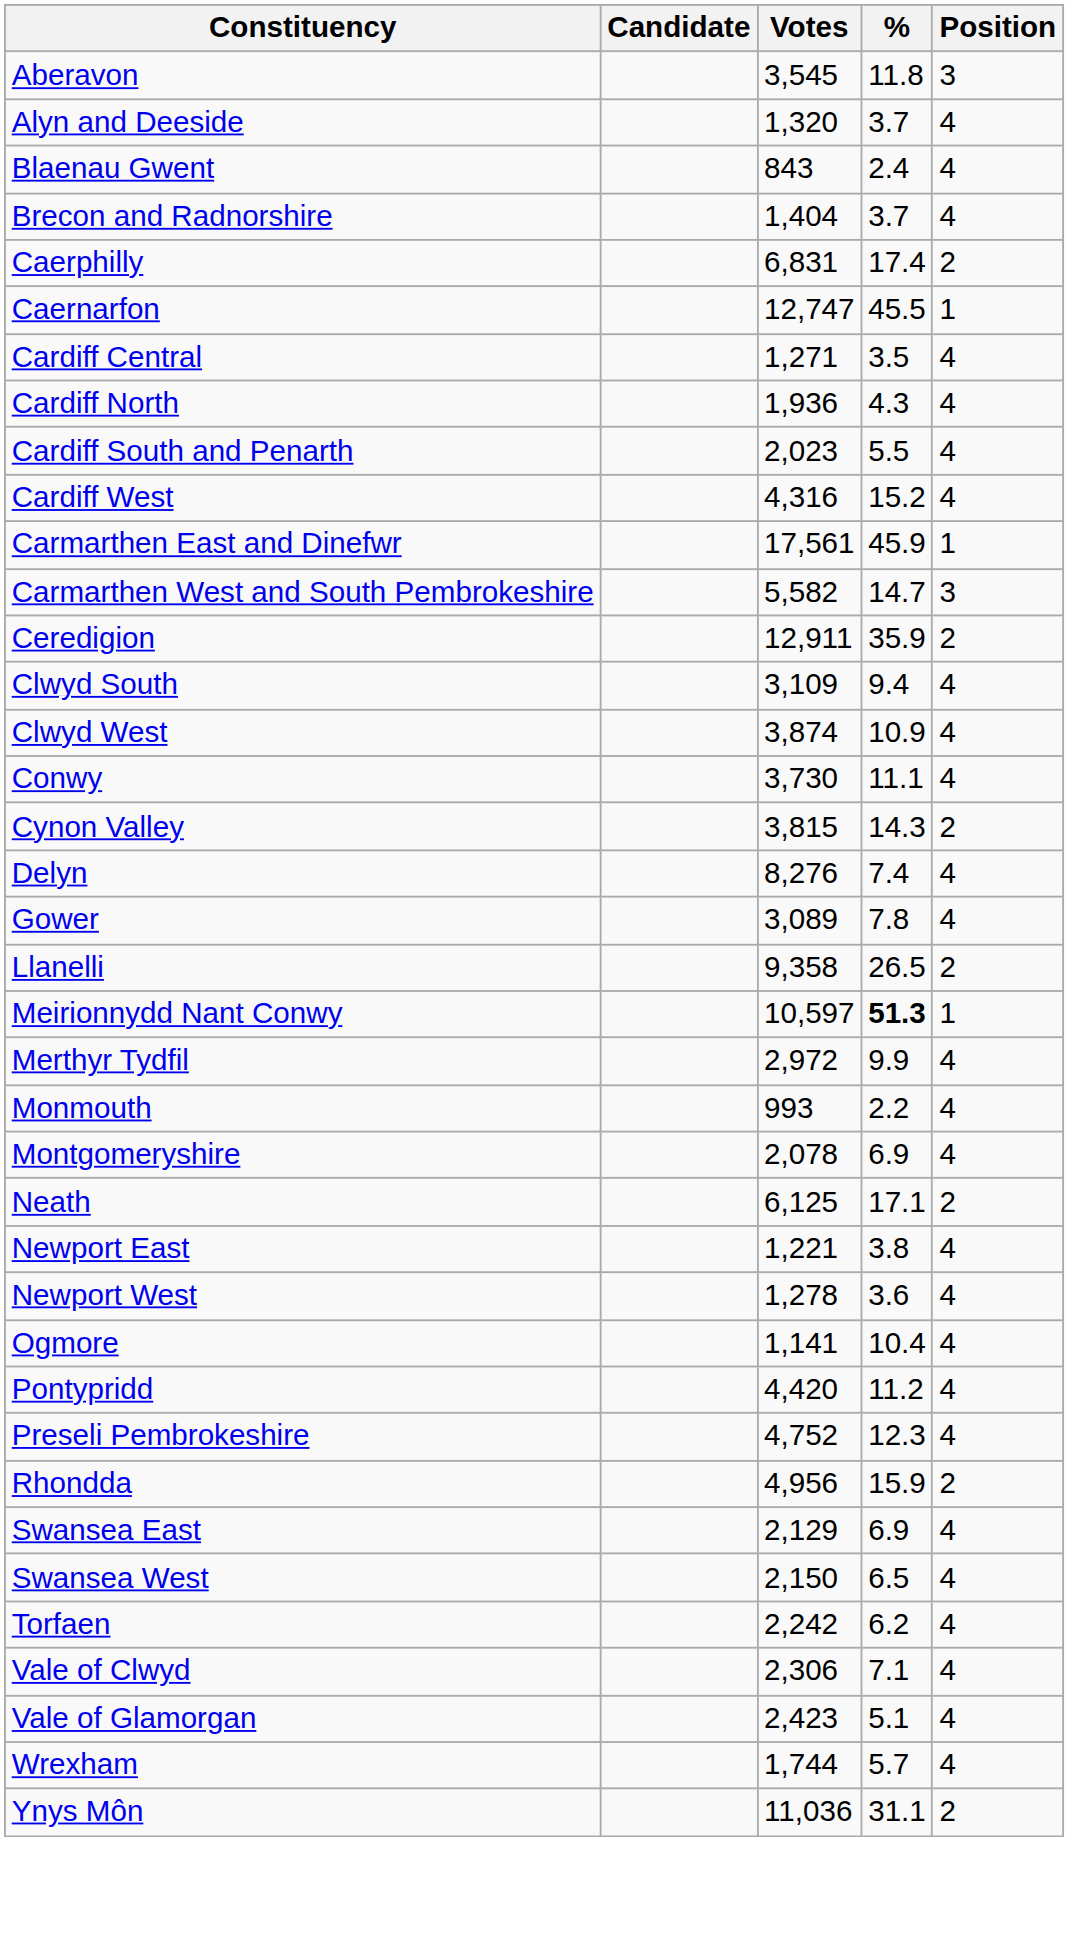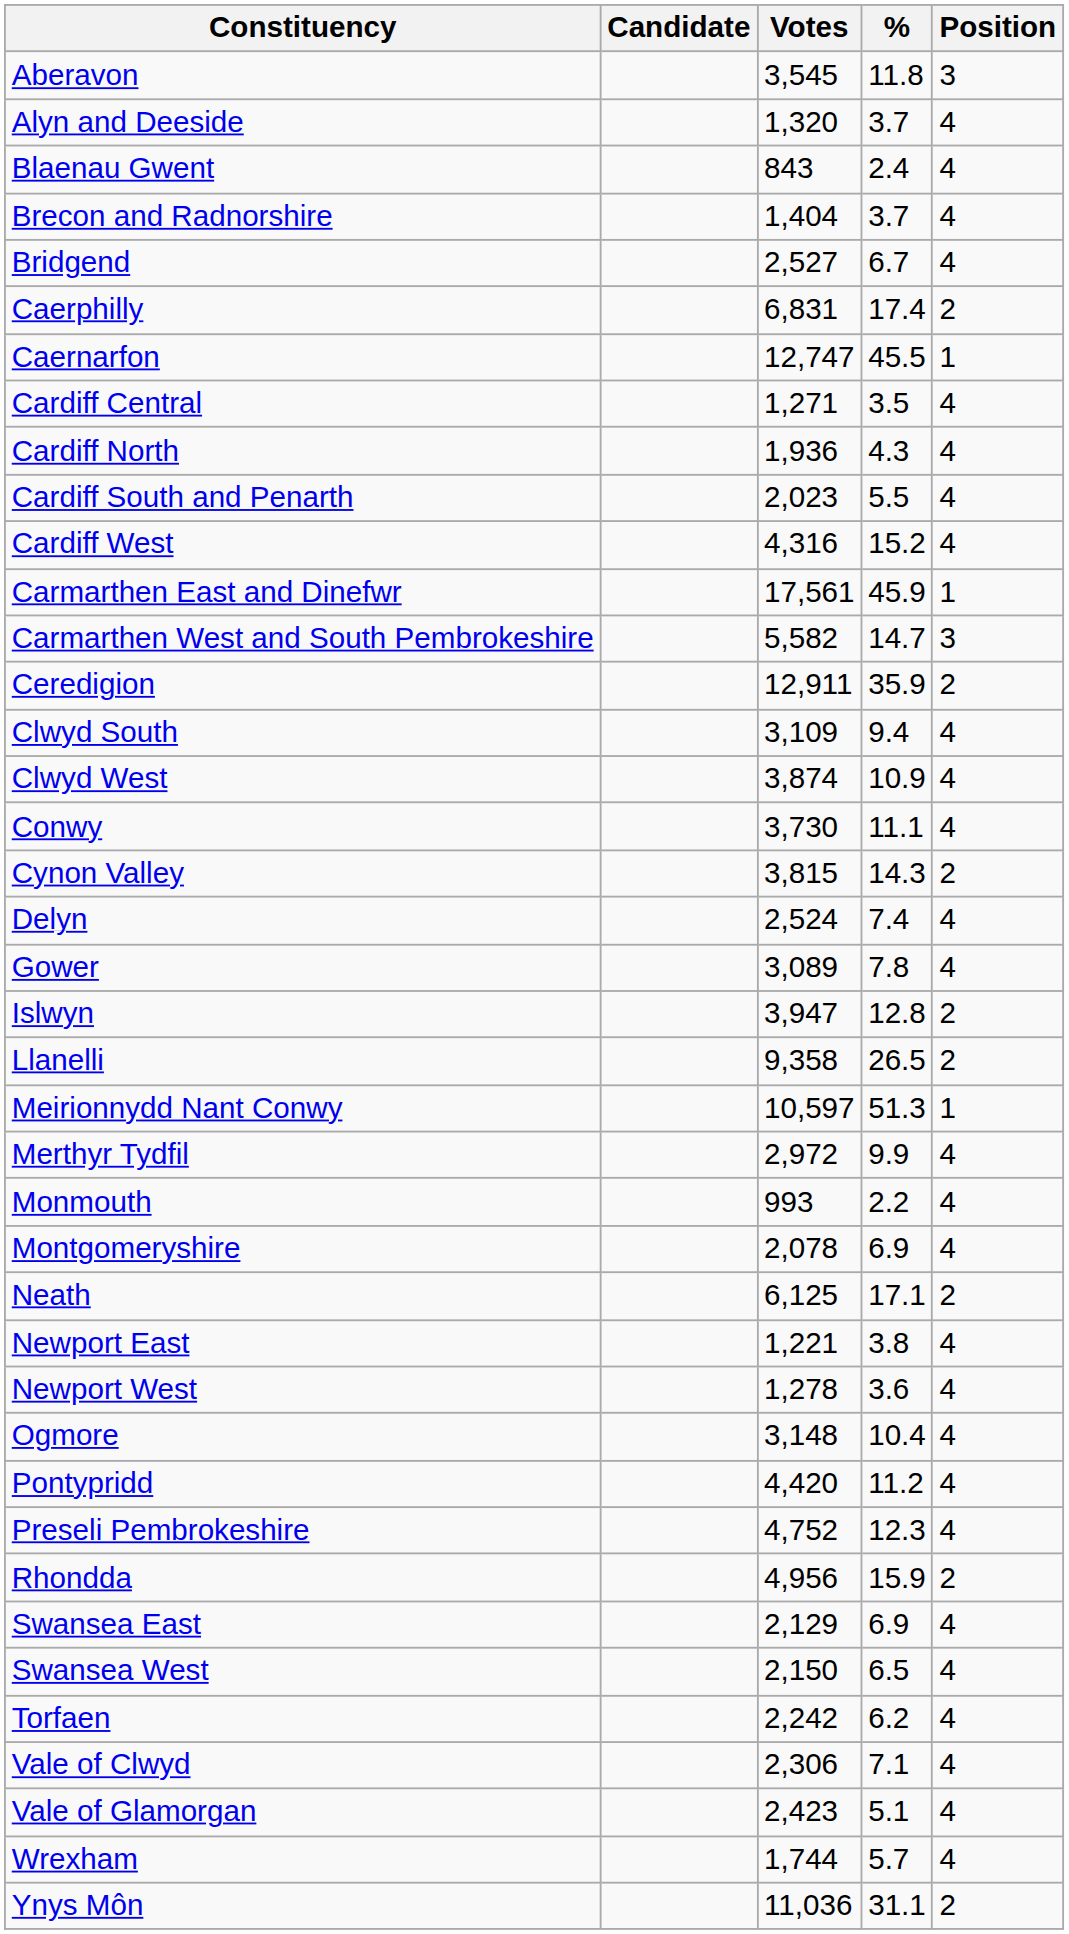+ row: (71, 262)
(801, 872) 8,276 -> (801, 919) 2,524
+ row: (53, 1013)
(897, 1013) bold -> (897, 1107) normal
(801, 1342) 1,141 -> (801, 1436) 3,148
